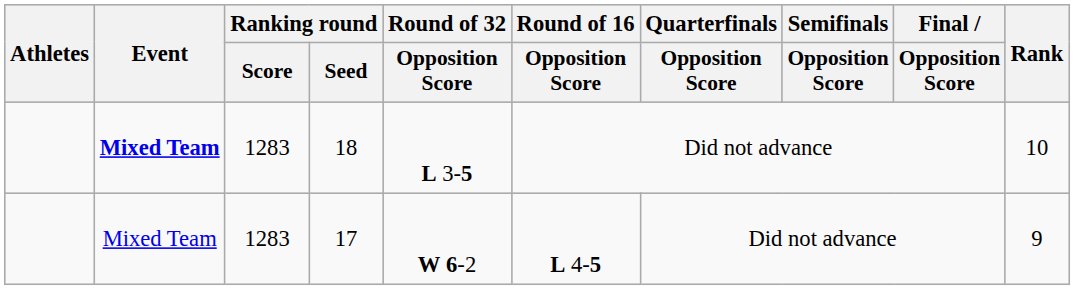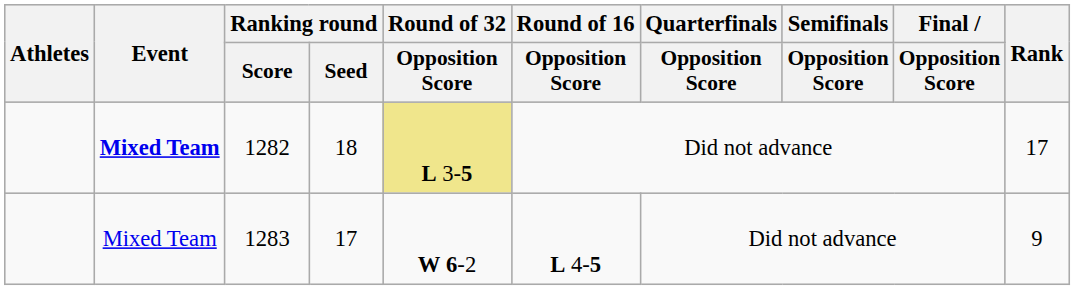(267, 147) 1283 -> (267, 147) 1282
(447, 174) no background -> (447, 174) khaki background
(1037, 147) 10 -> (1037, 147) 17
